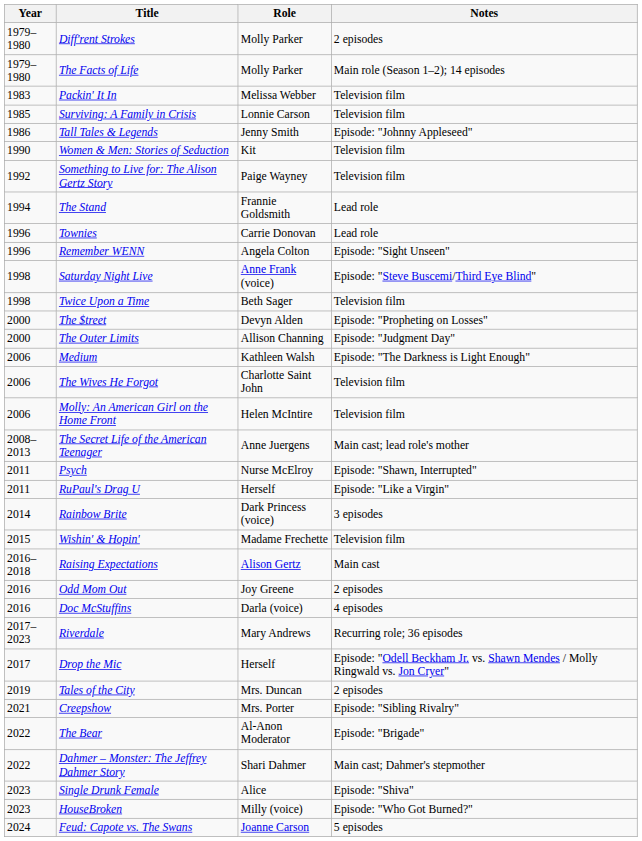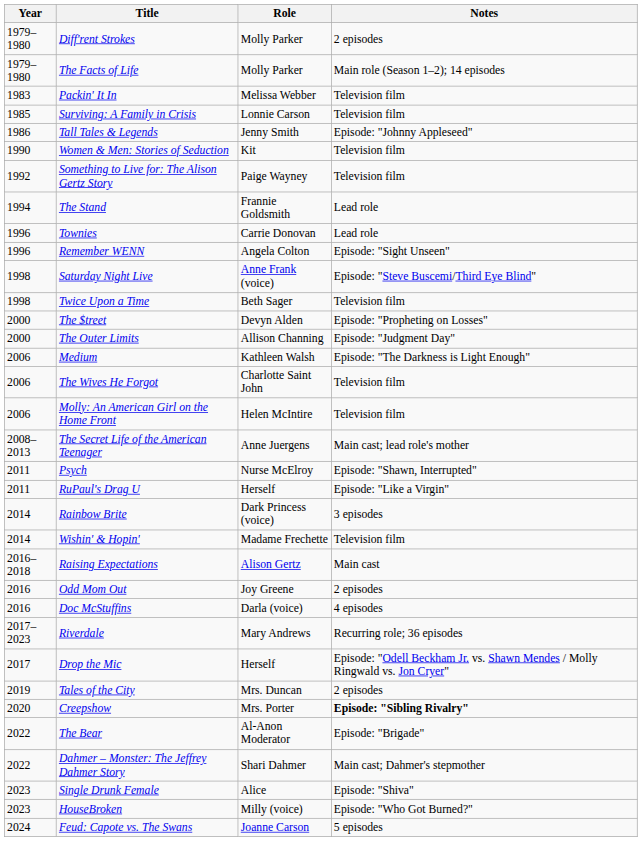(19, 539) 2015 -> (19, 539) 2014
(19, 708) 2021 -> (19, 708) 2020
(396, 708) normal -> (401, 708) bold
